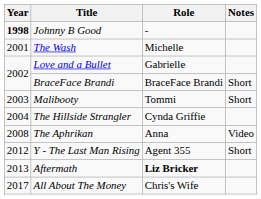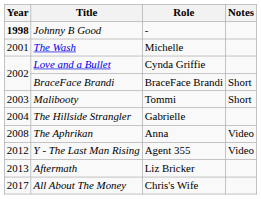(165, 64) Gabrielle -> (175, 64) Cynda Griffie
(175, 116) Cynda Griffie -> (165, 116) Gabrielle
(240, 151) Short -> (241, 151) Video
(171, 168) bold -> (170, 168) normal
